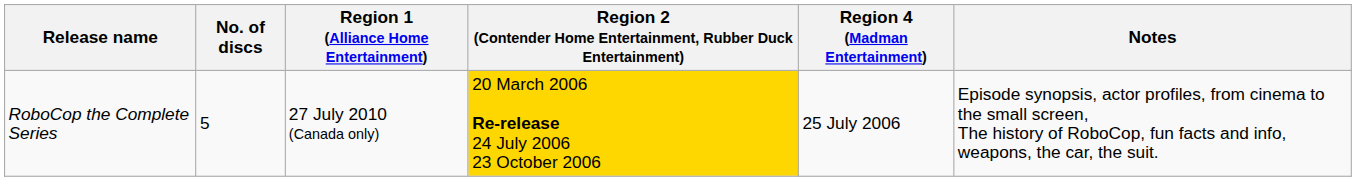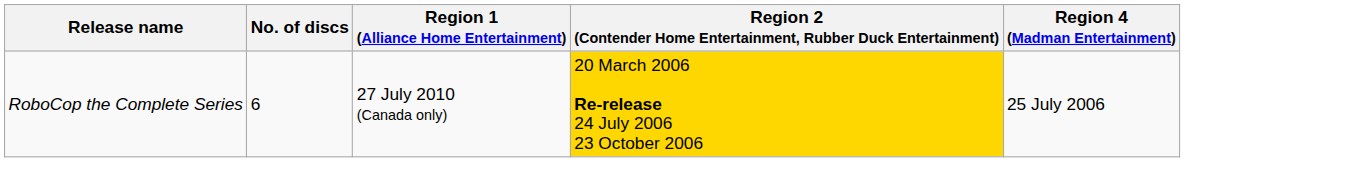- column: (1153, 37)
(205, 123) 5 -> (256, 103) 6
